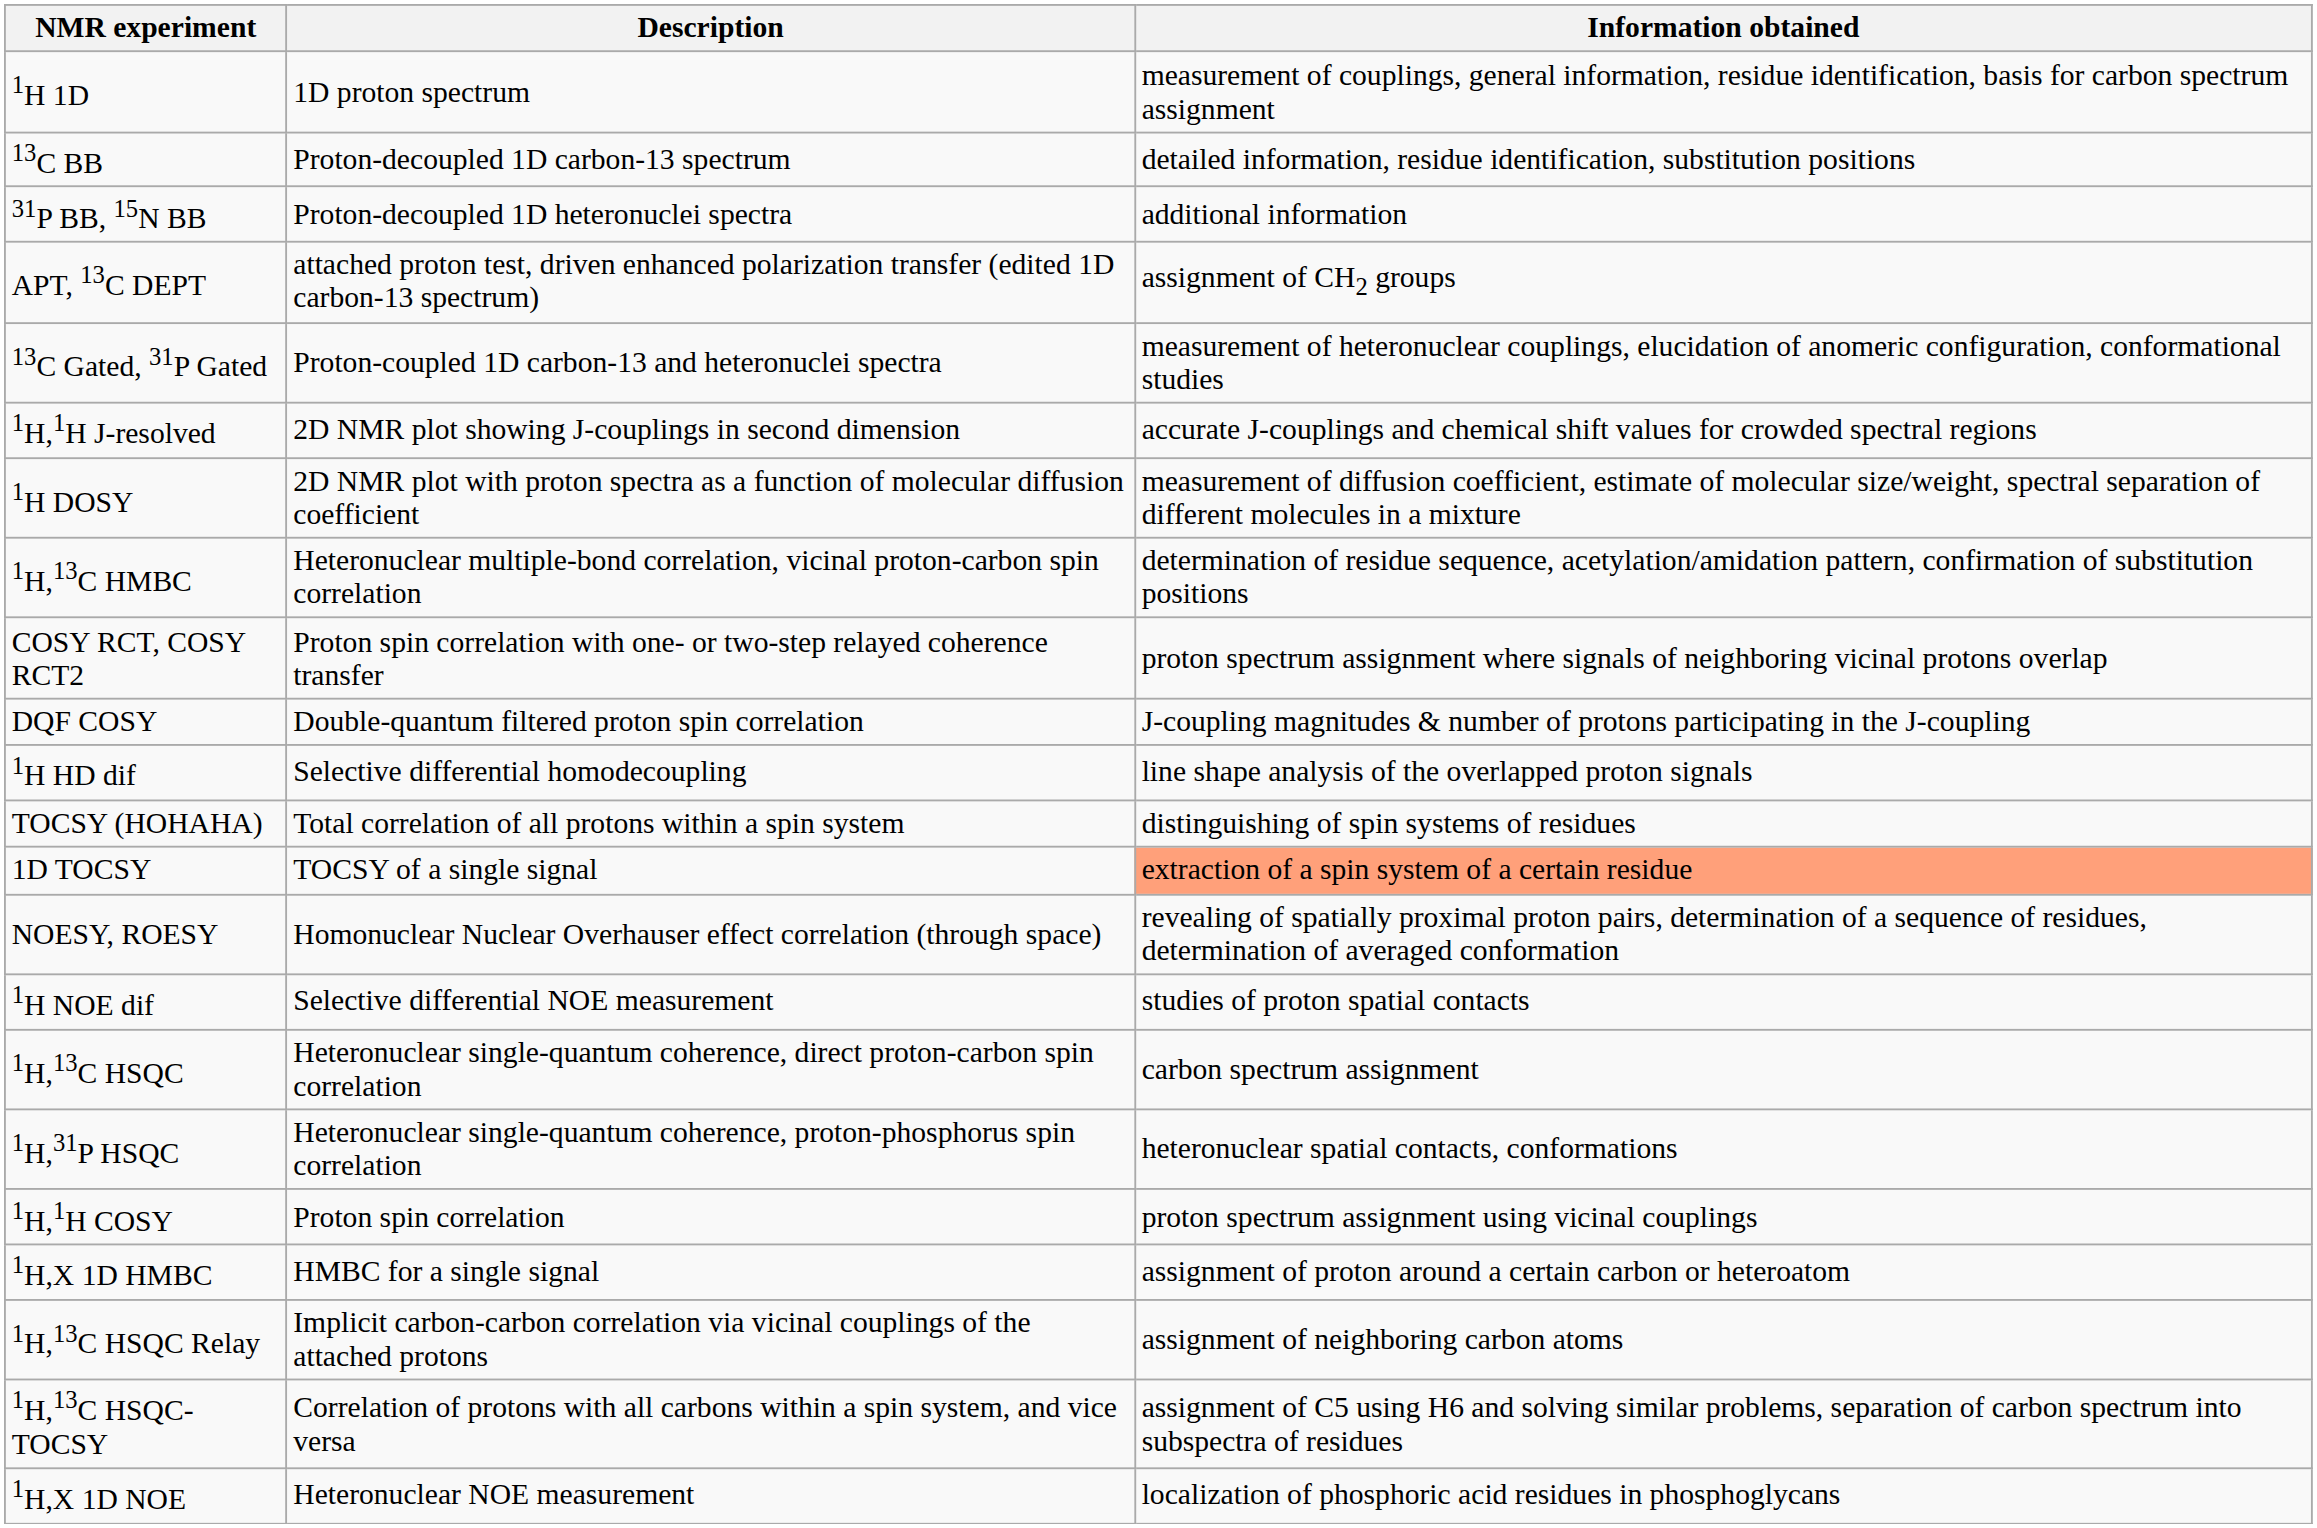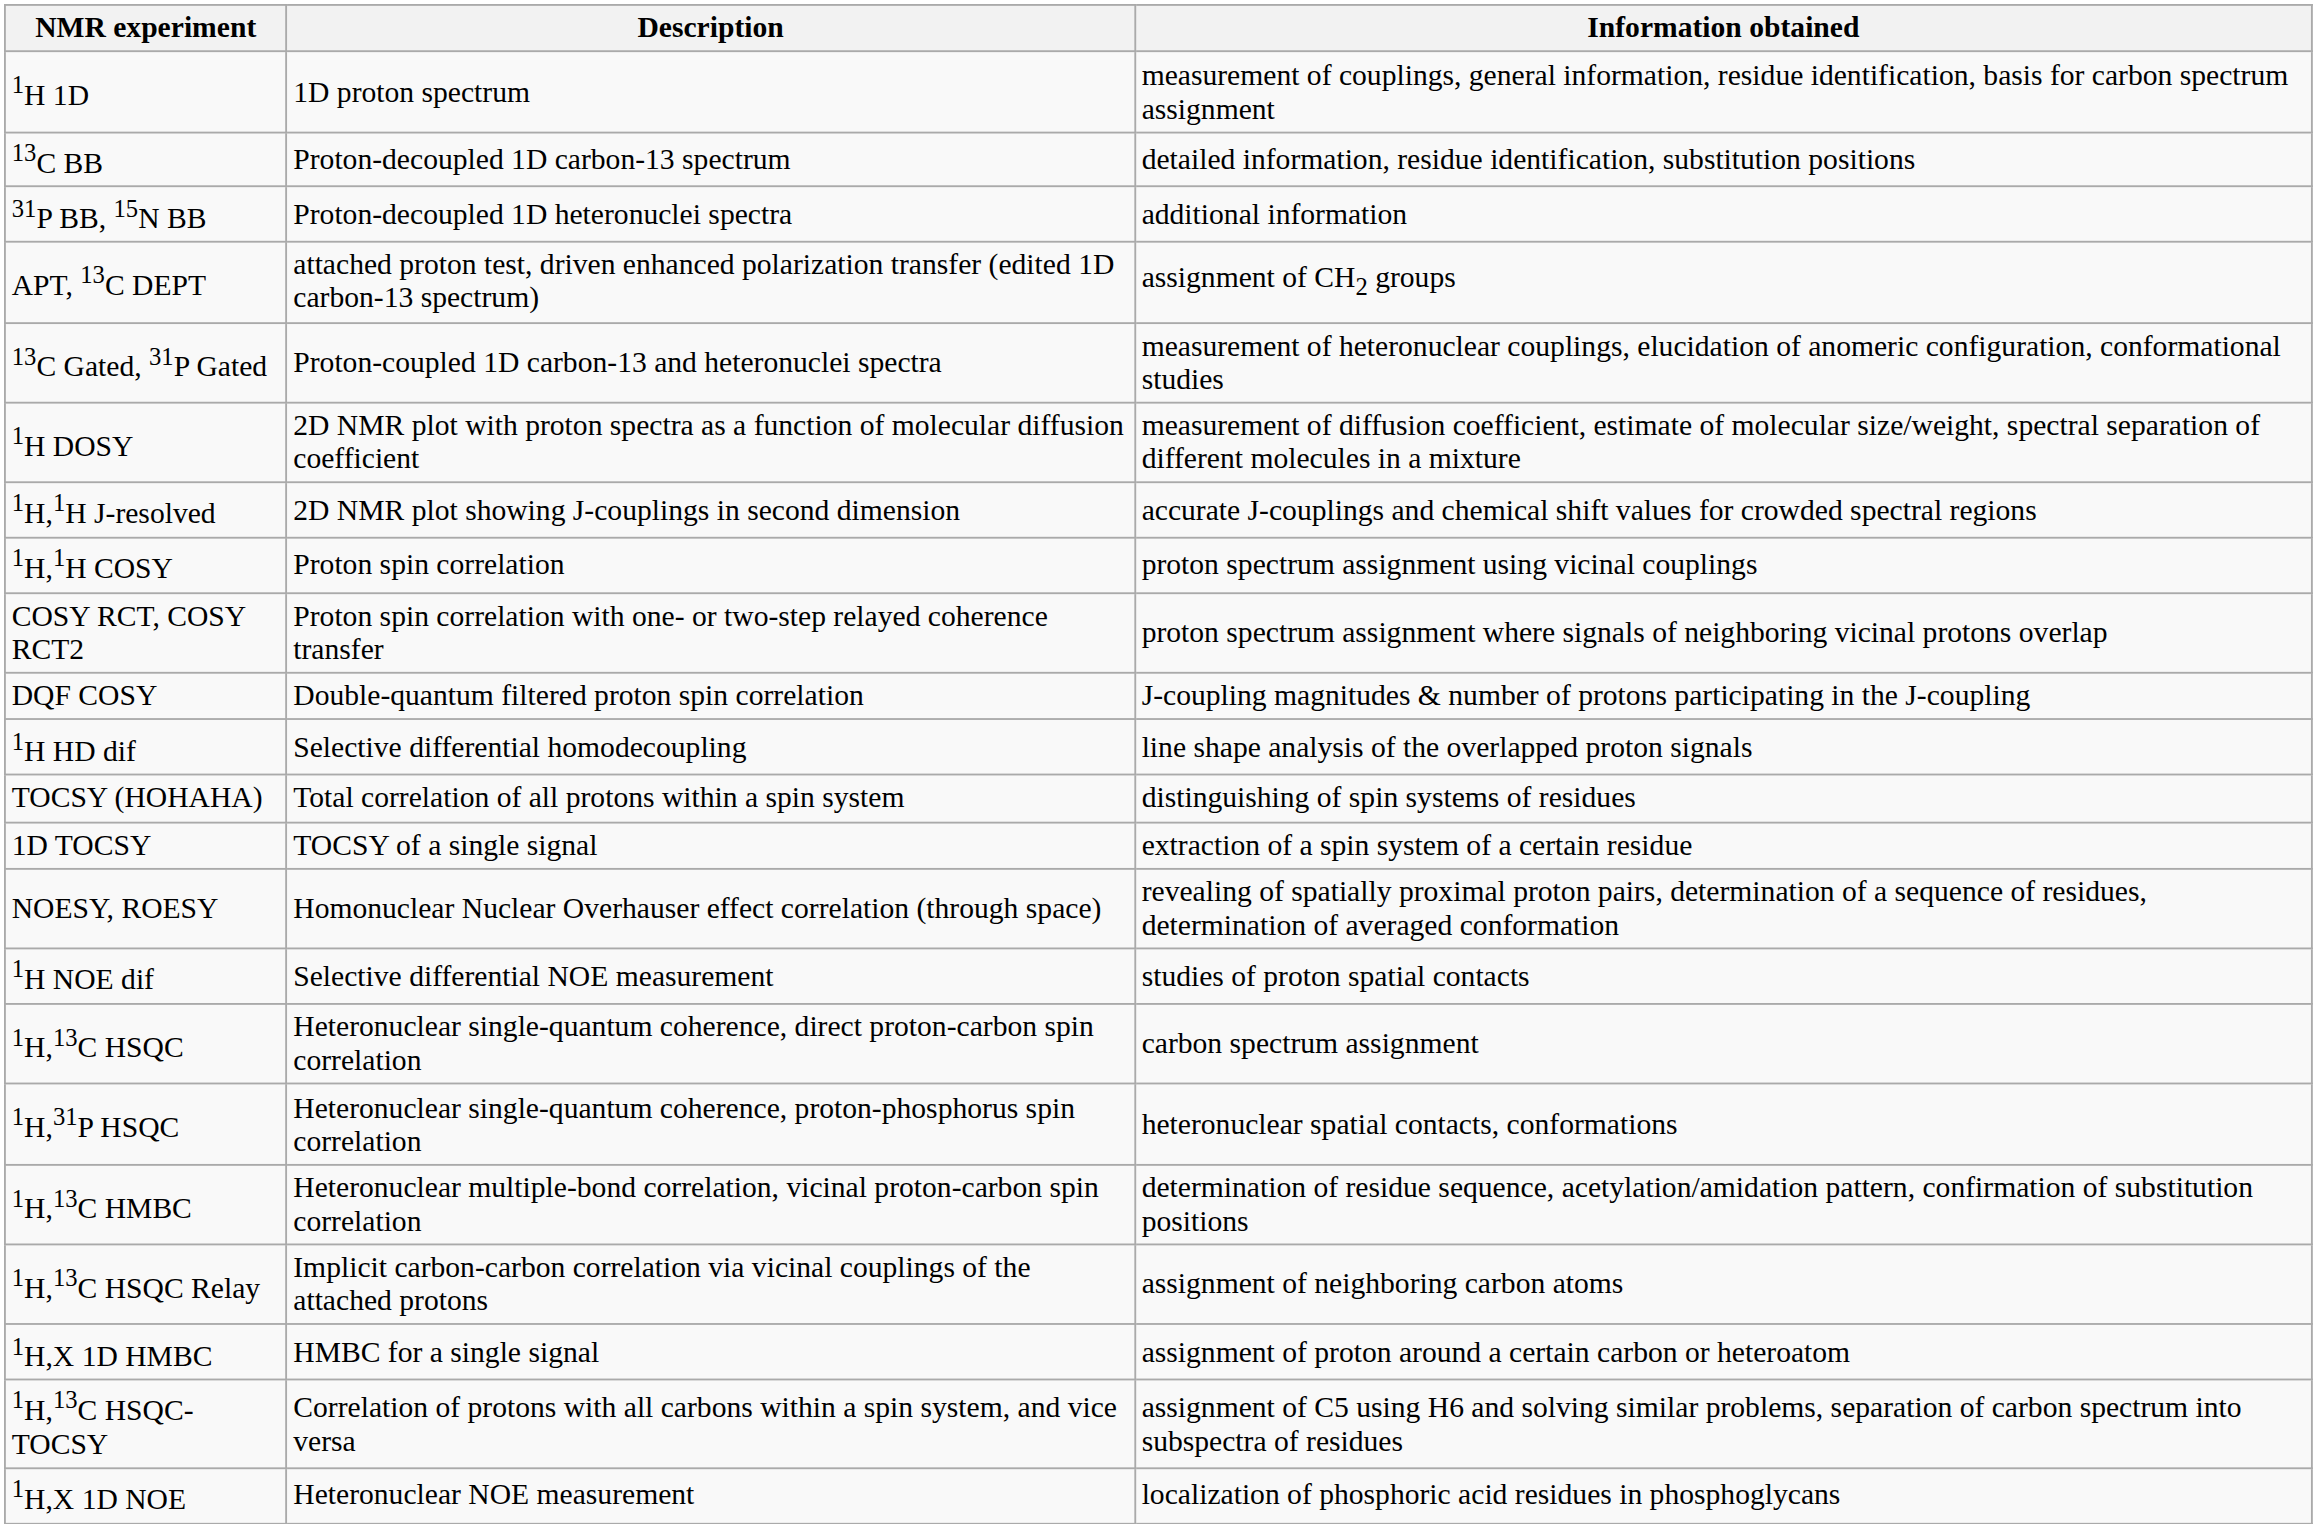rows swapped: (114, 429) <-> (73, 497)
rows swapped: (92, 1216) <-> (102, 577)
(1417, 870) lightsalmon background -> (1417, 844) no background
rows swapped: (112, 1271) <-> (136, 1339)
